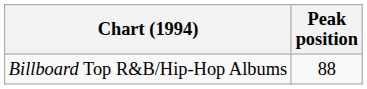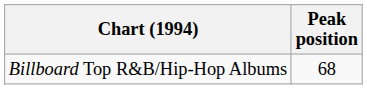(327, 68) 88 -> (327, 68) 68
